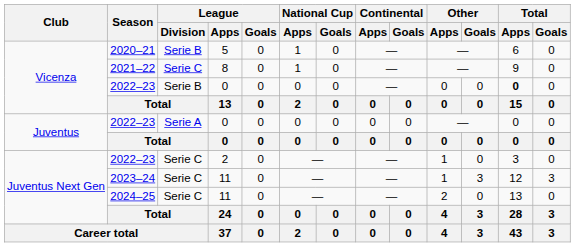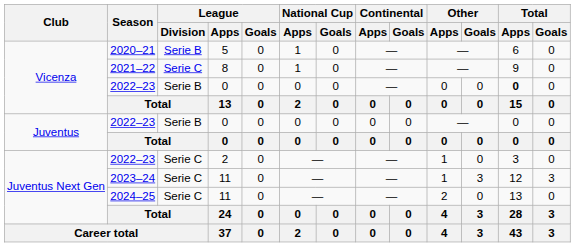(183, 123) Serie A -> (183, 123) Serie B
